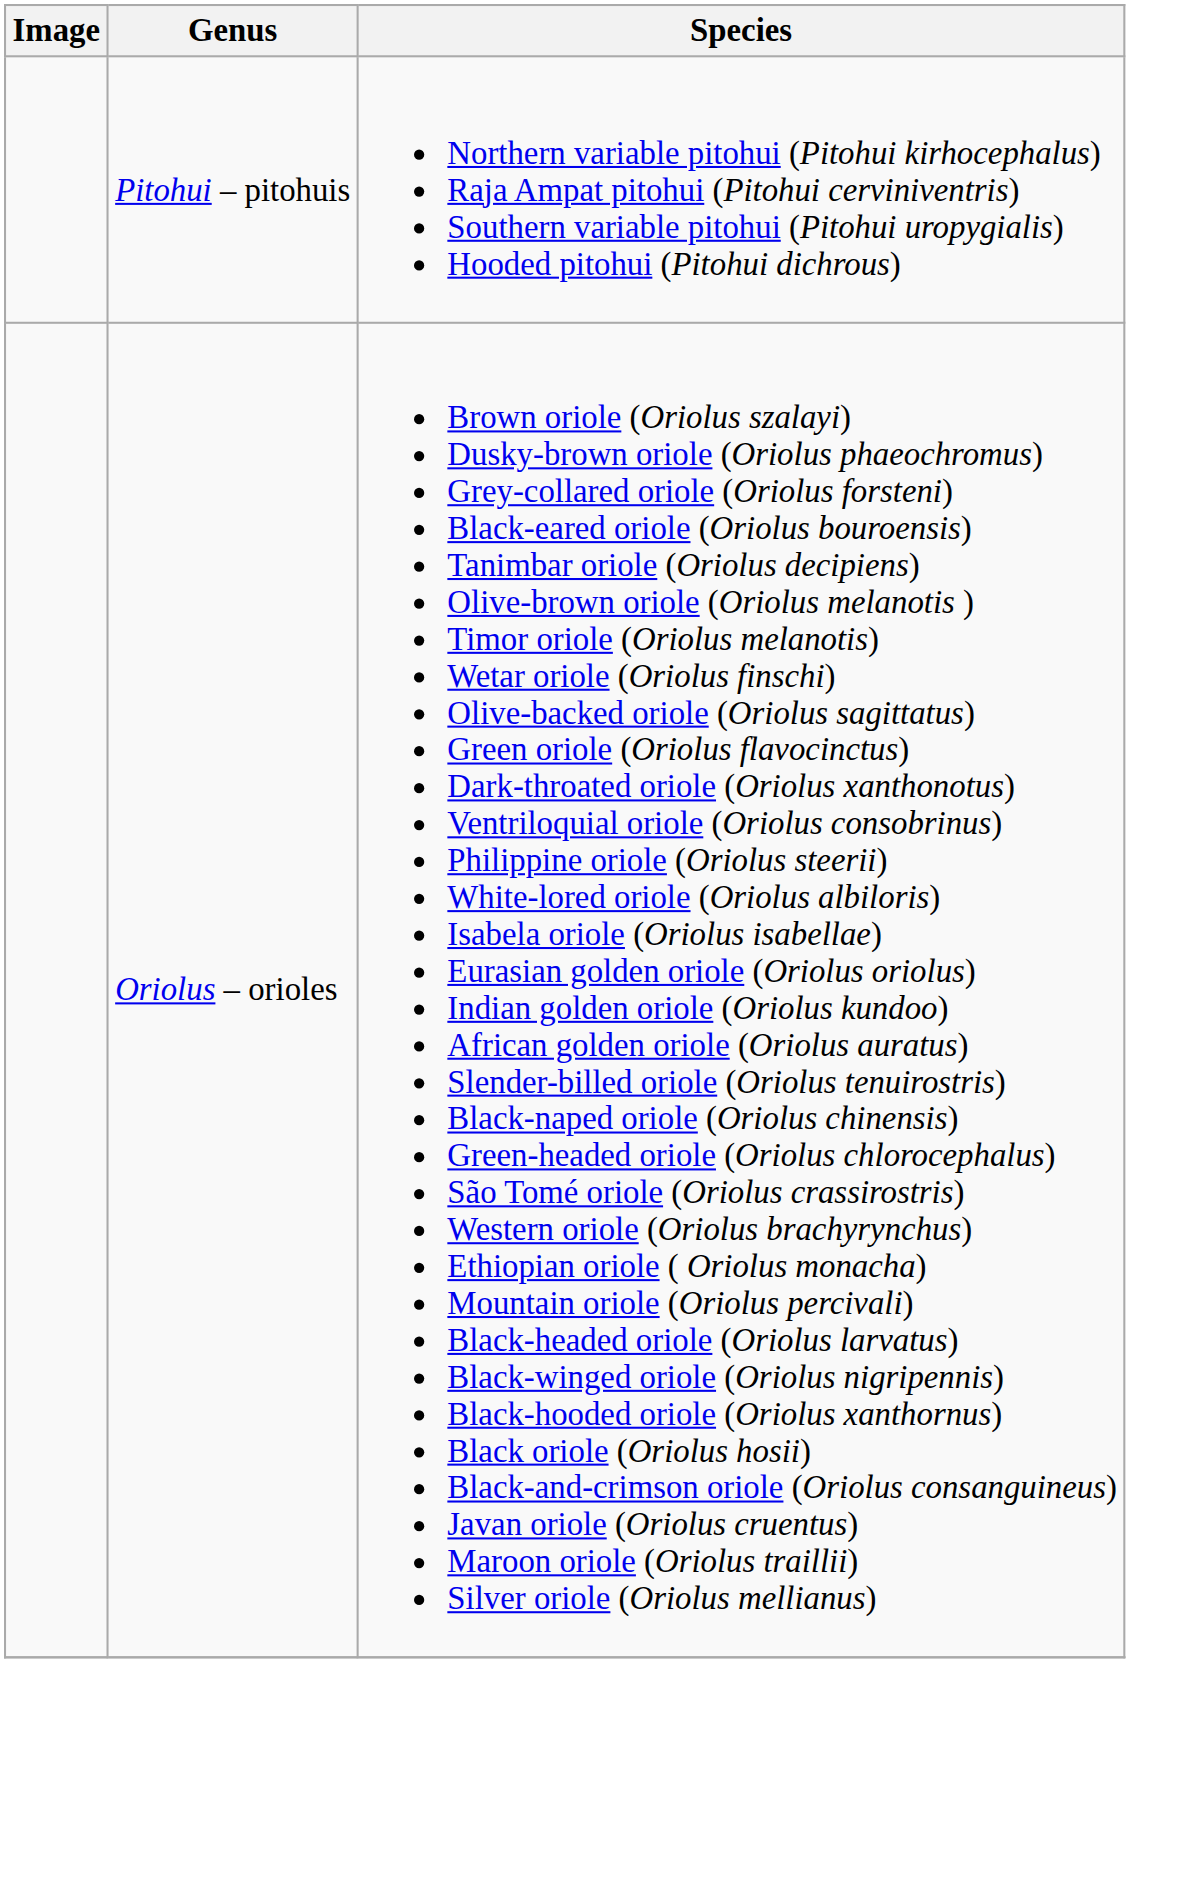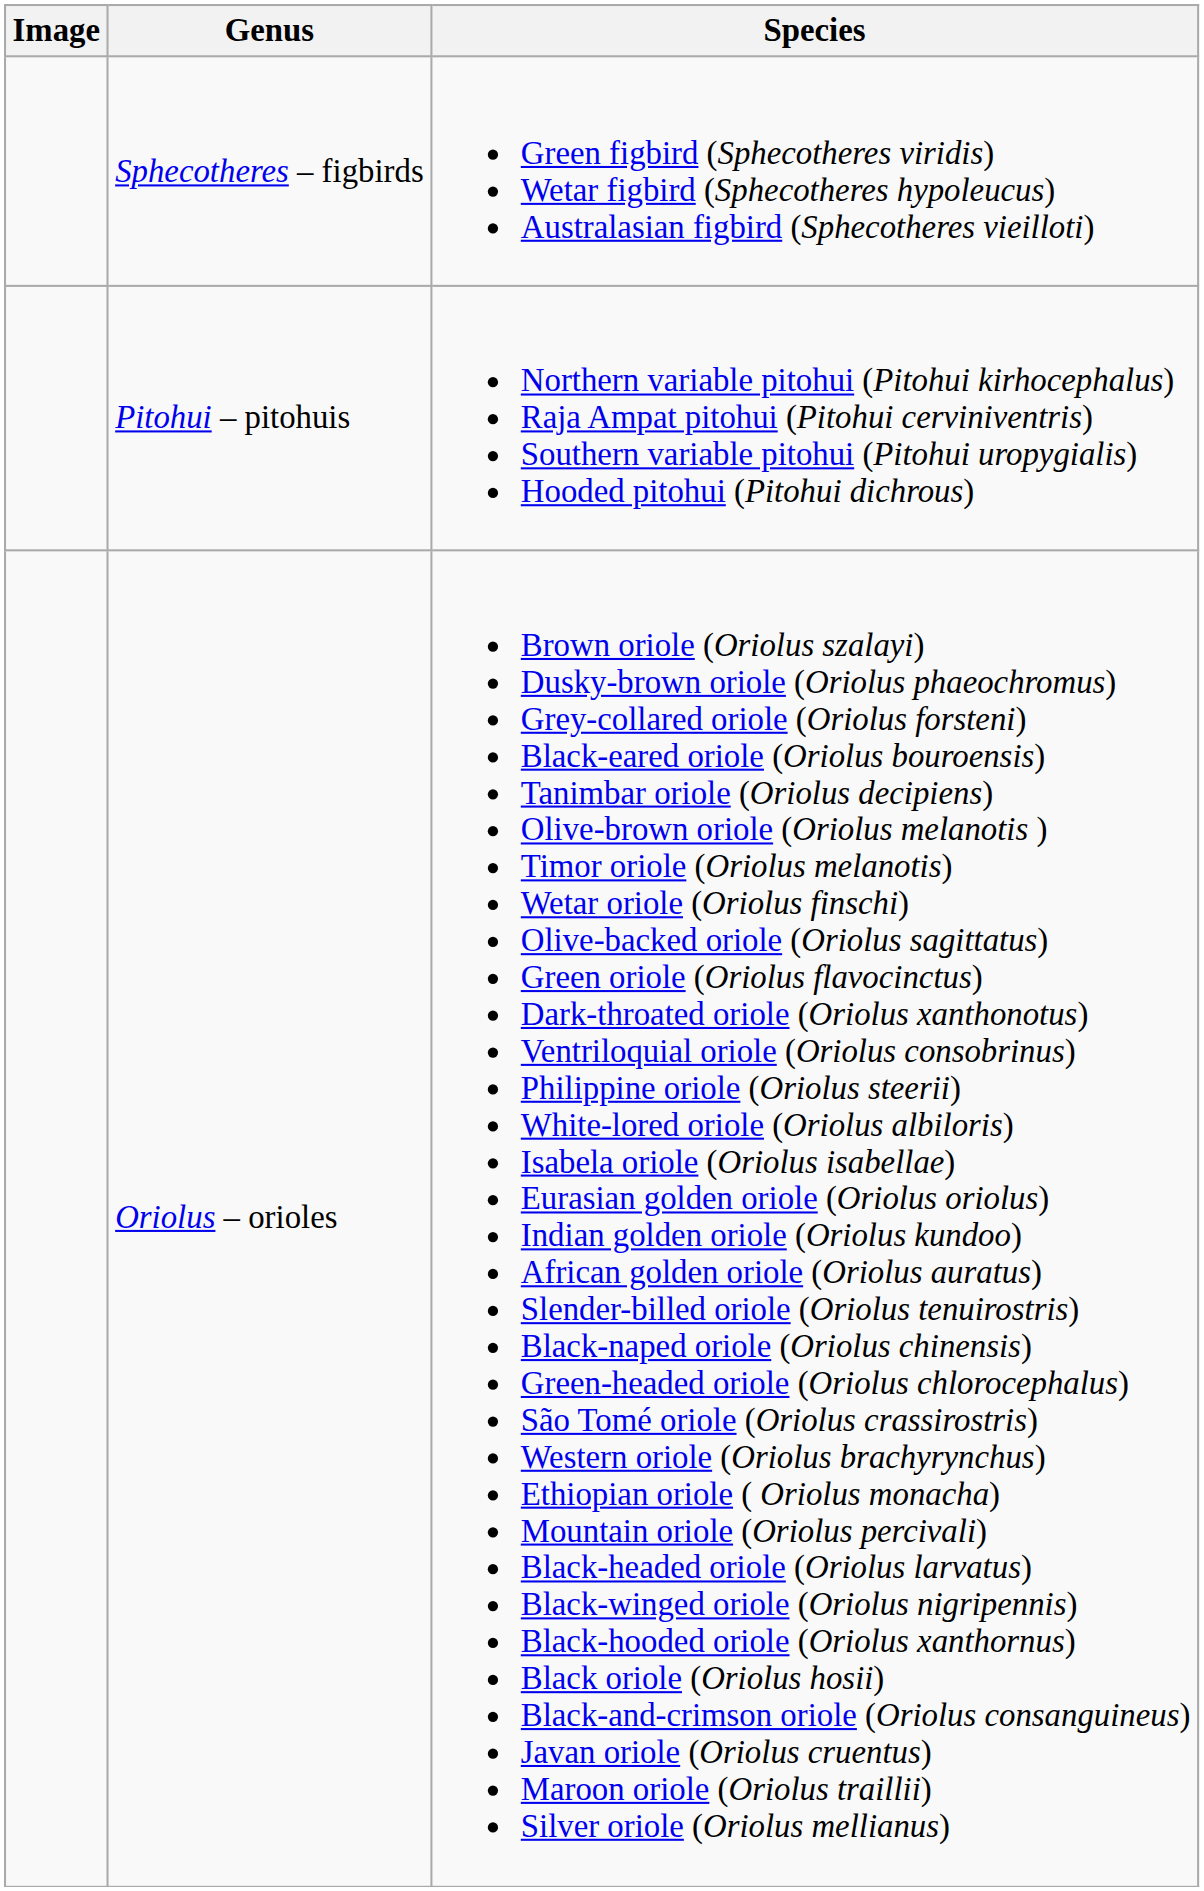+ row: (269, 170)
